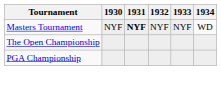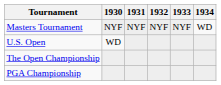(136, 27) bold -> (136, 27) normal
+ row: (26, 42)
